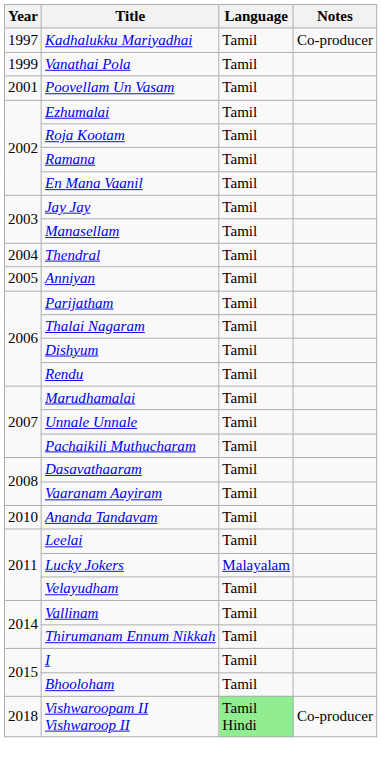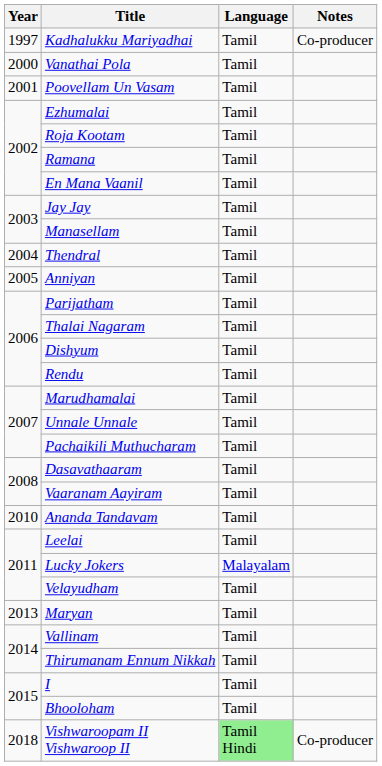(23, 64) 1999 -> (23, 64) 2000
+ row: (69, 612)
